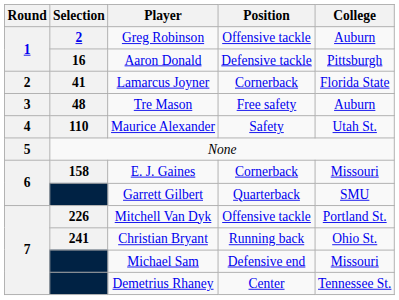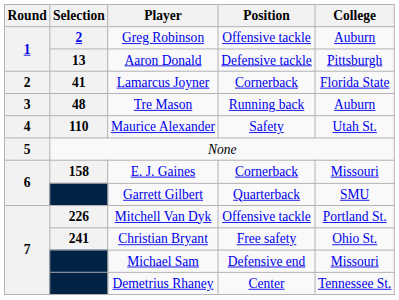(79, 60) 16 -> (79, 60) 13
(267, 105) Free safety -> (267, 105) Running back
(267, 238) Running back -> (267, 238) Free safety
